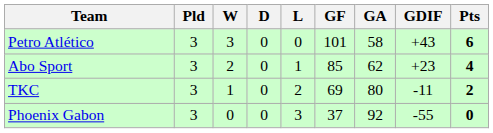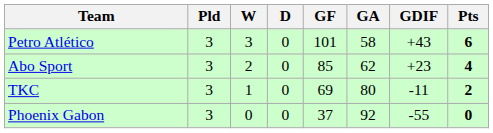- column: (298, 16)
